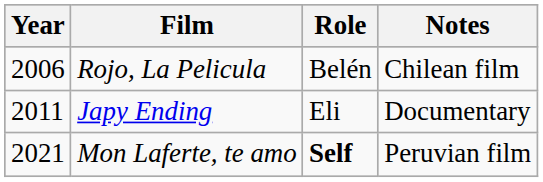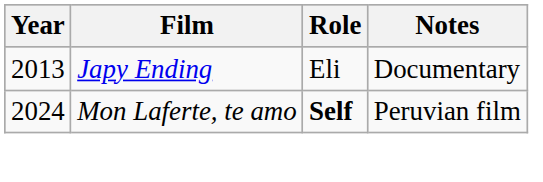- row: (172, 68)
(37, 111) 2011 -> (38, 68) 2013
(38, 153) 2021 -> (38, 111) 2024
